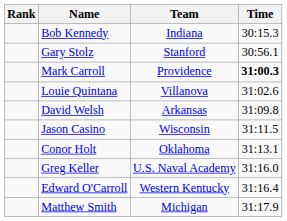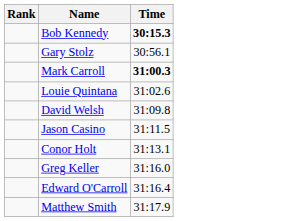- column: (184, 14)
(260, 33) normal -> (152, 33) bold
